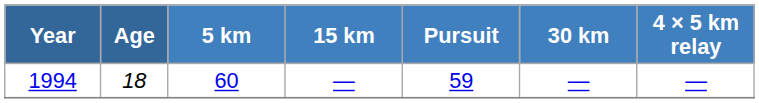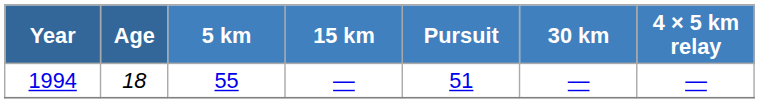(227, 81) 60 -> (227, 81) 55
(461, 81) 59 -> (461, 81) 51
